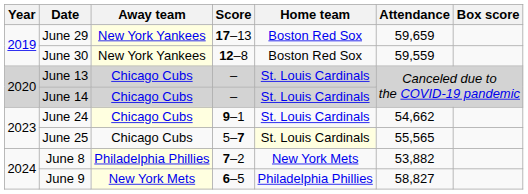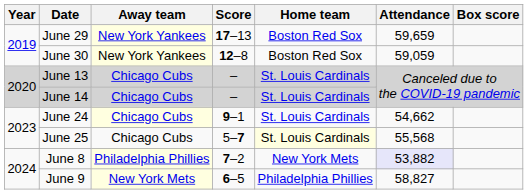(415, 55) 59,559 -> (415, 55) 59,059
(415, 138) 55,565 -> (415, 138) 55,568
(415, 158) no background -> (415, 158) lavender background
